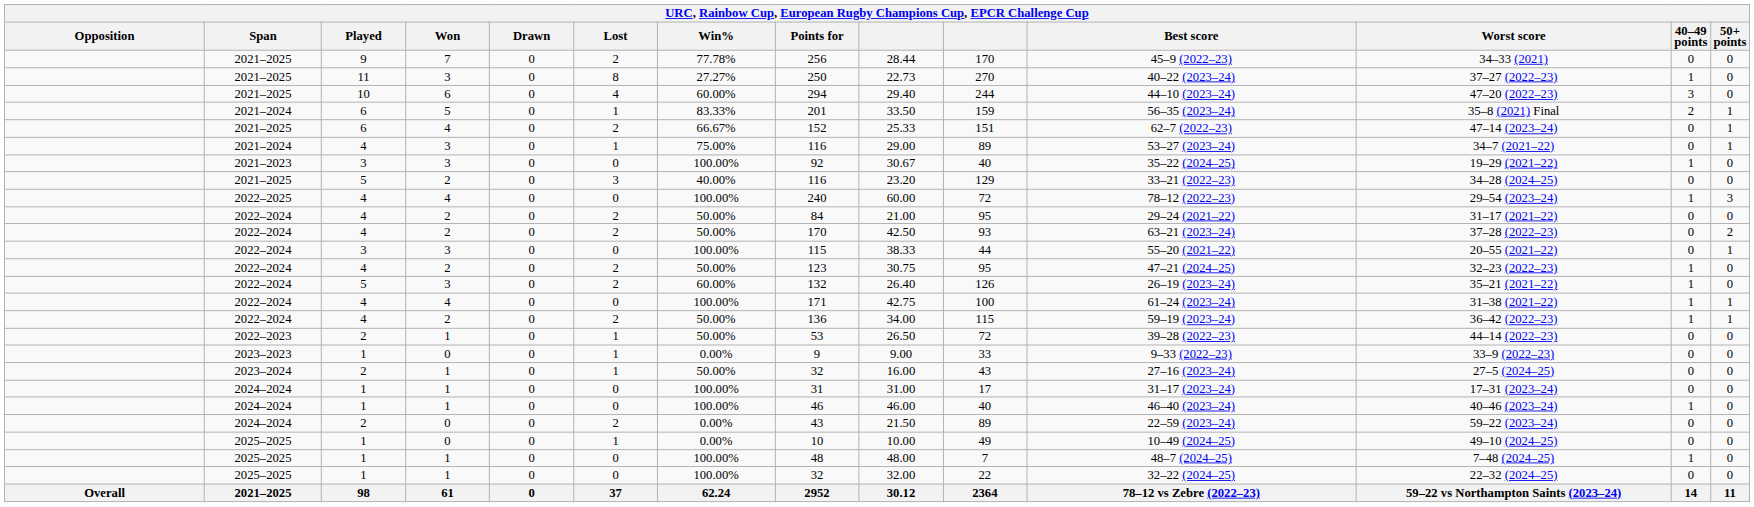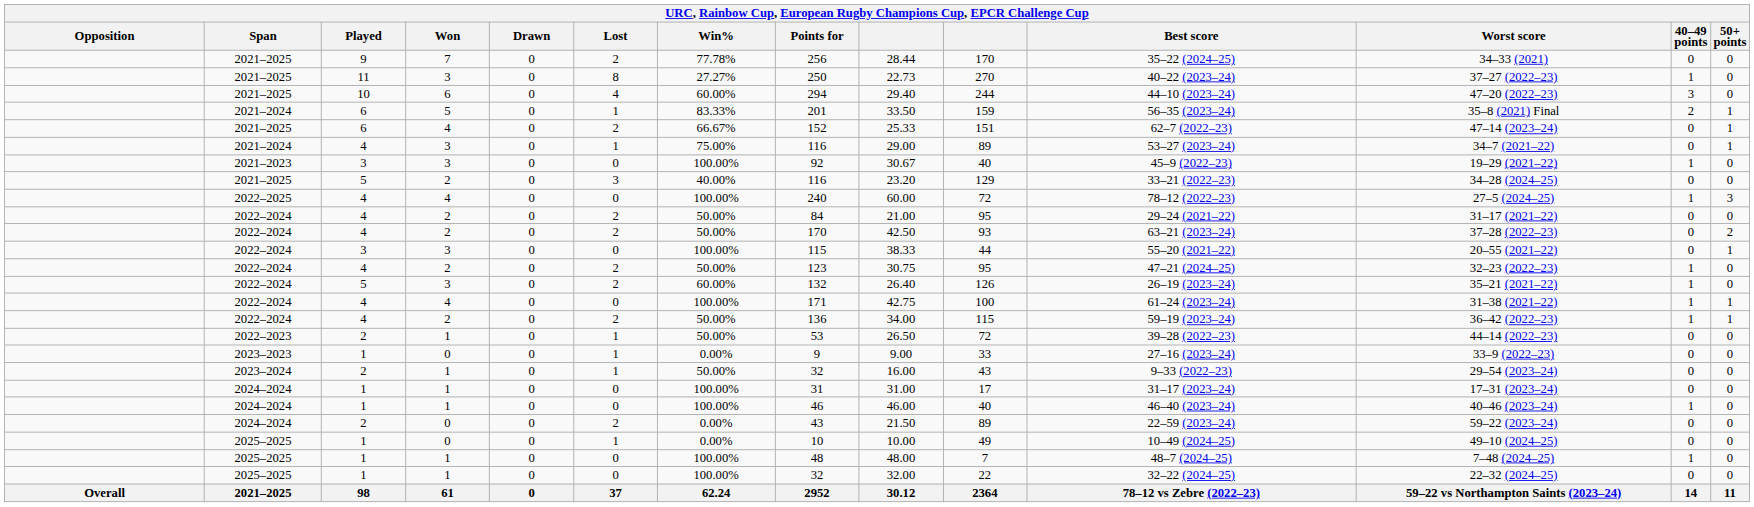(1191, 59) 45–9 (2022–23) -> (1191, 59) 35–22 (2024–25)
(1191, 163) 35–22 (2024–25) -> (1191, 163) 45–9 (2022–23)
(1514, 198) 29–54 (2023–24) -> (1514, 198) 27–5 (2024–25)
(1191, 354) 9–33 (2022–23) -> (1191, 354) 27–16 (2023–24)
(1191, 371) 27–16 (2023–24) -> (1191, 371) 9–33 (2022–23)
(1514, 371) 27–5 (2024–25) -> (1514, 371) 29–54 (2023–24)
